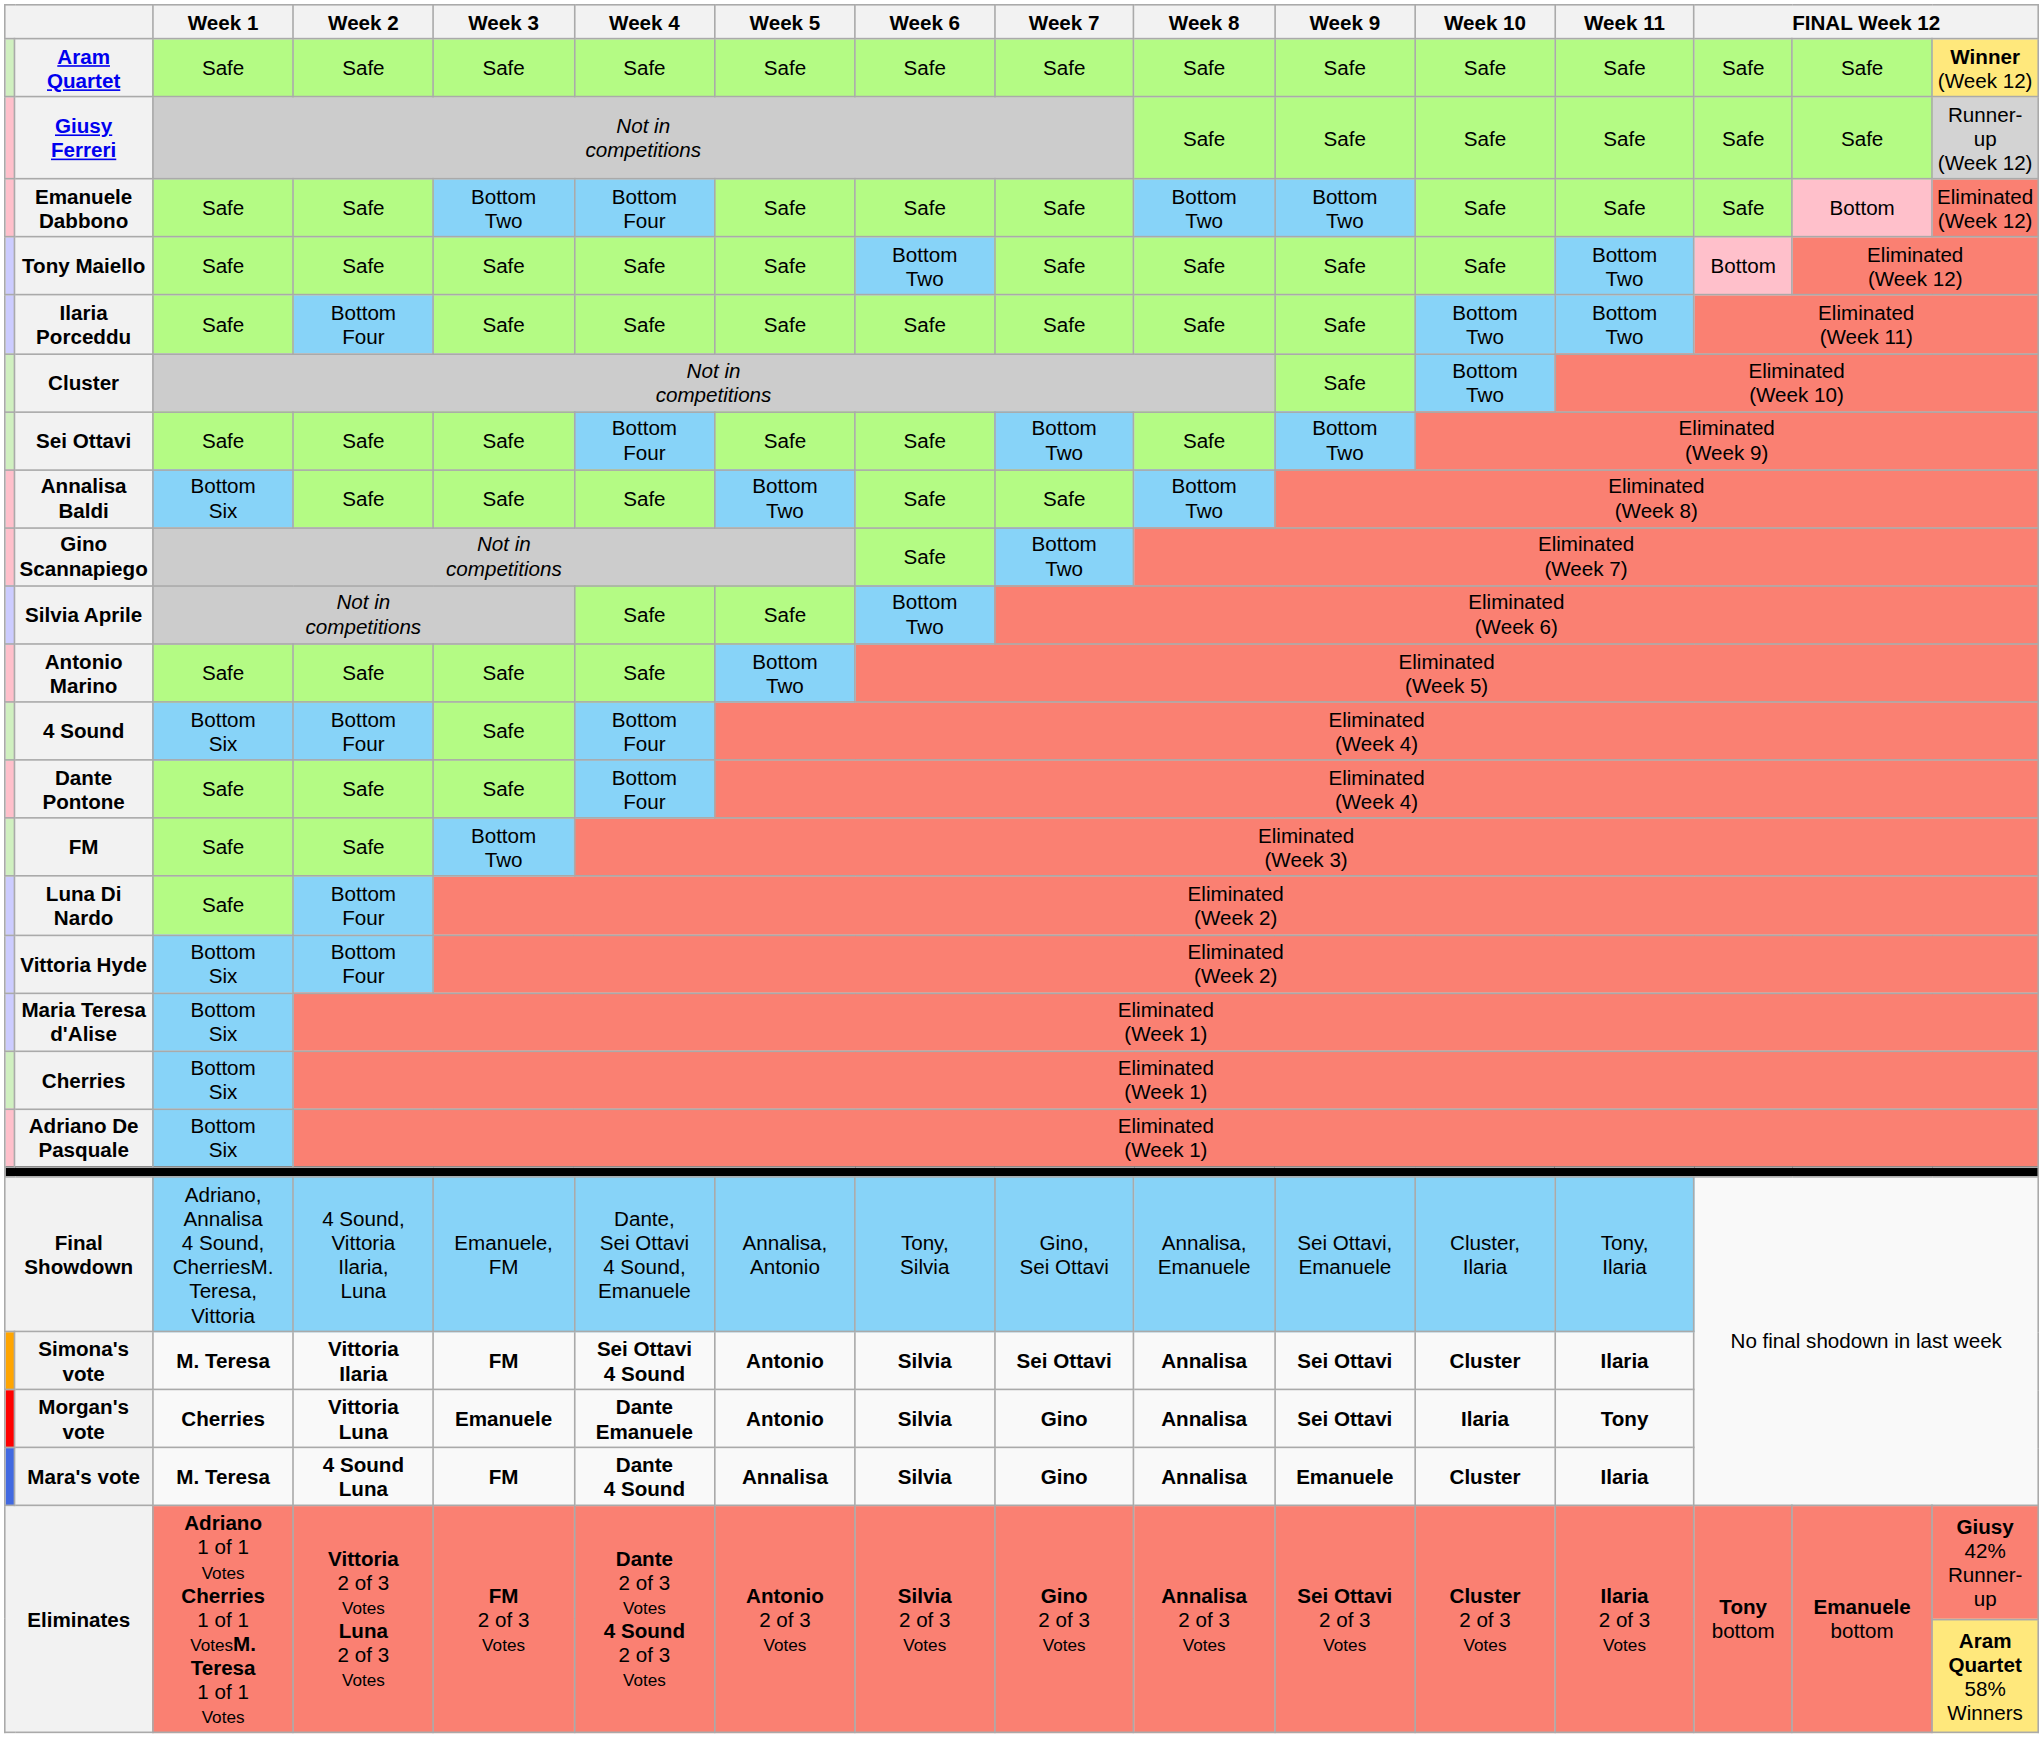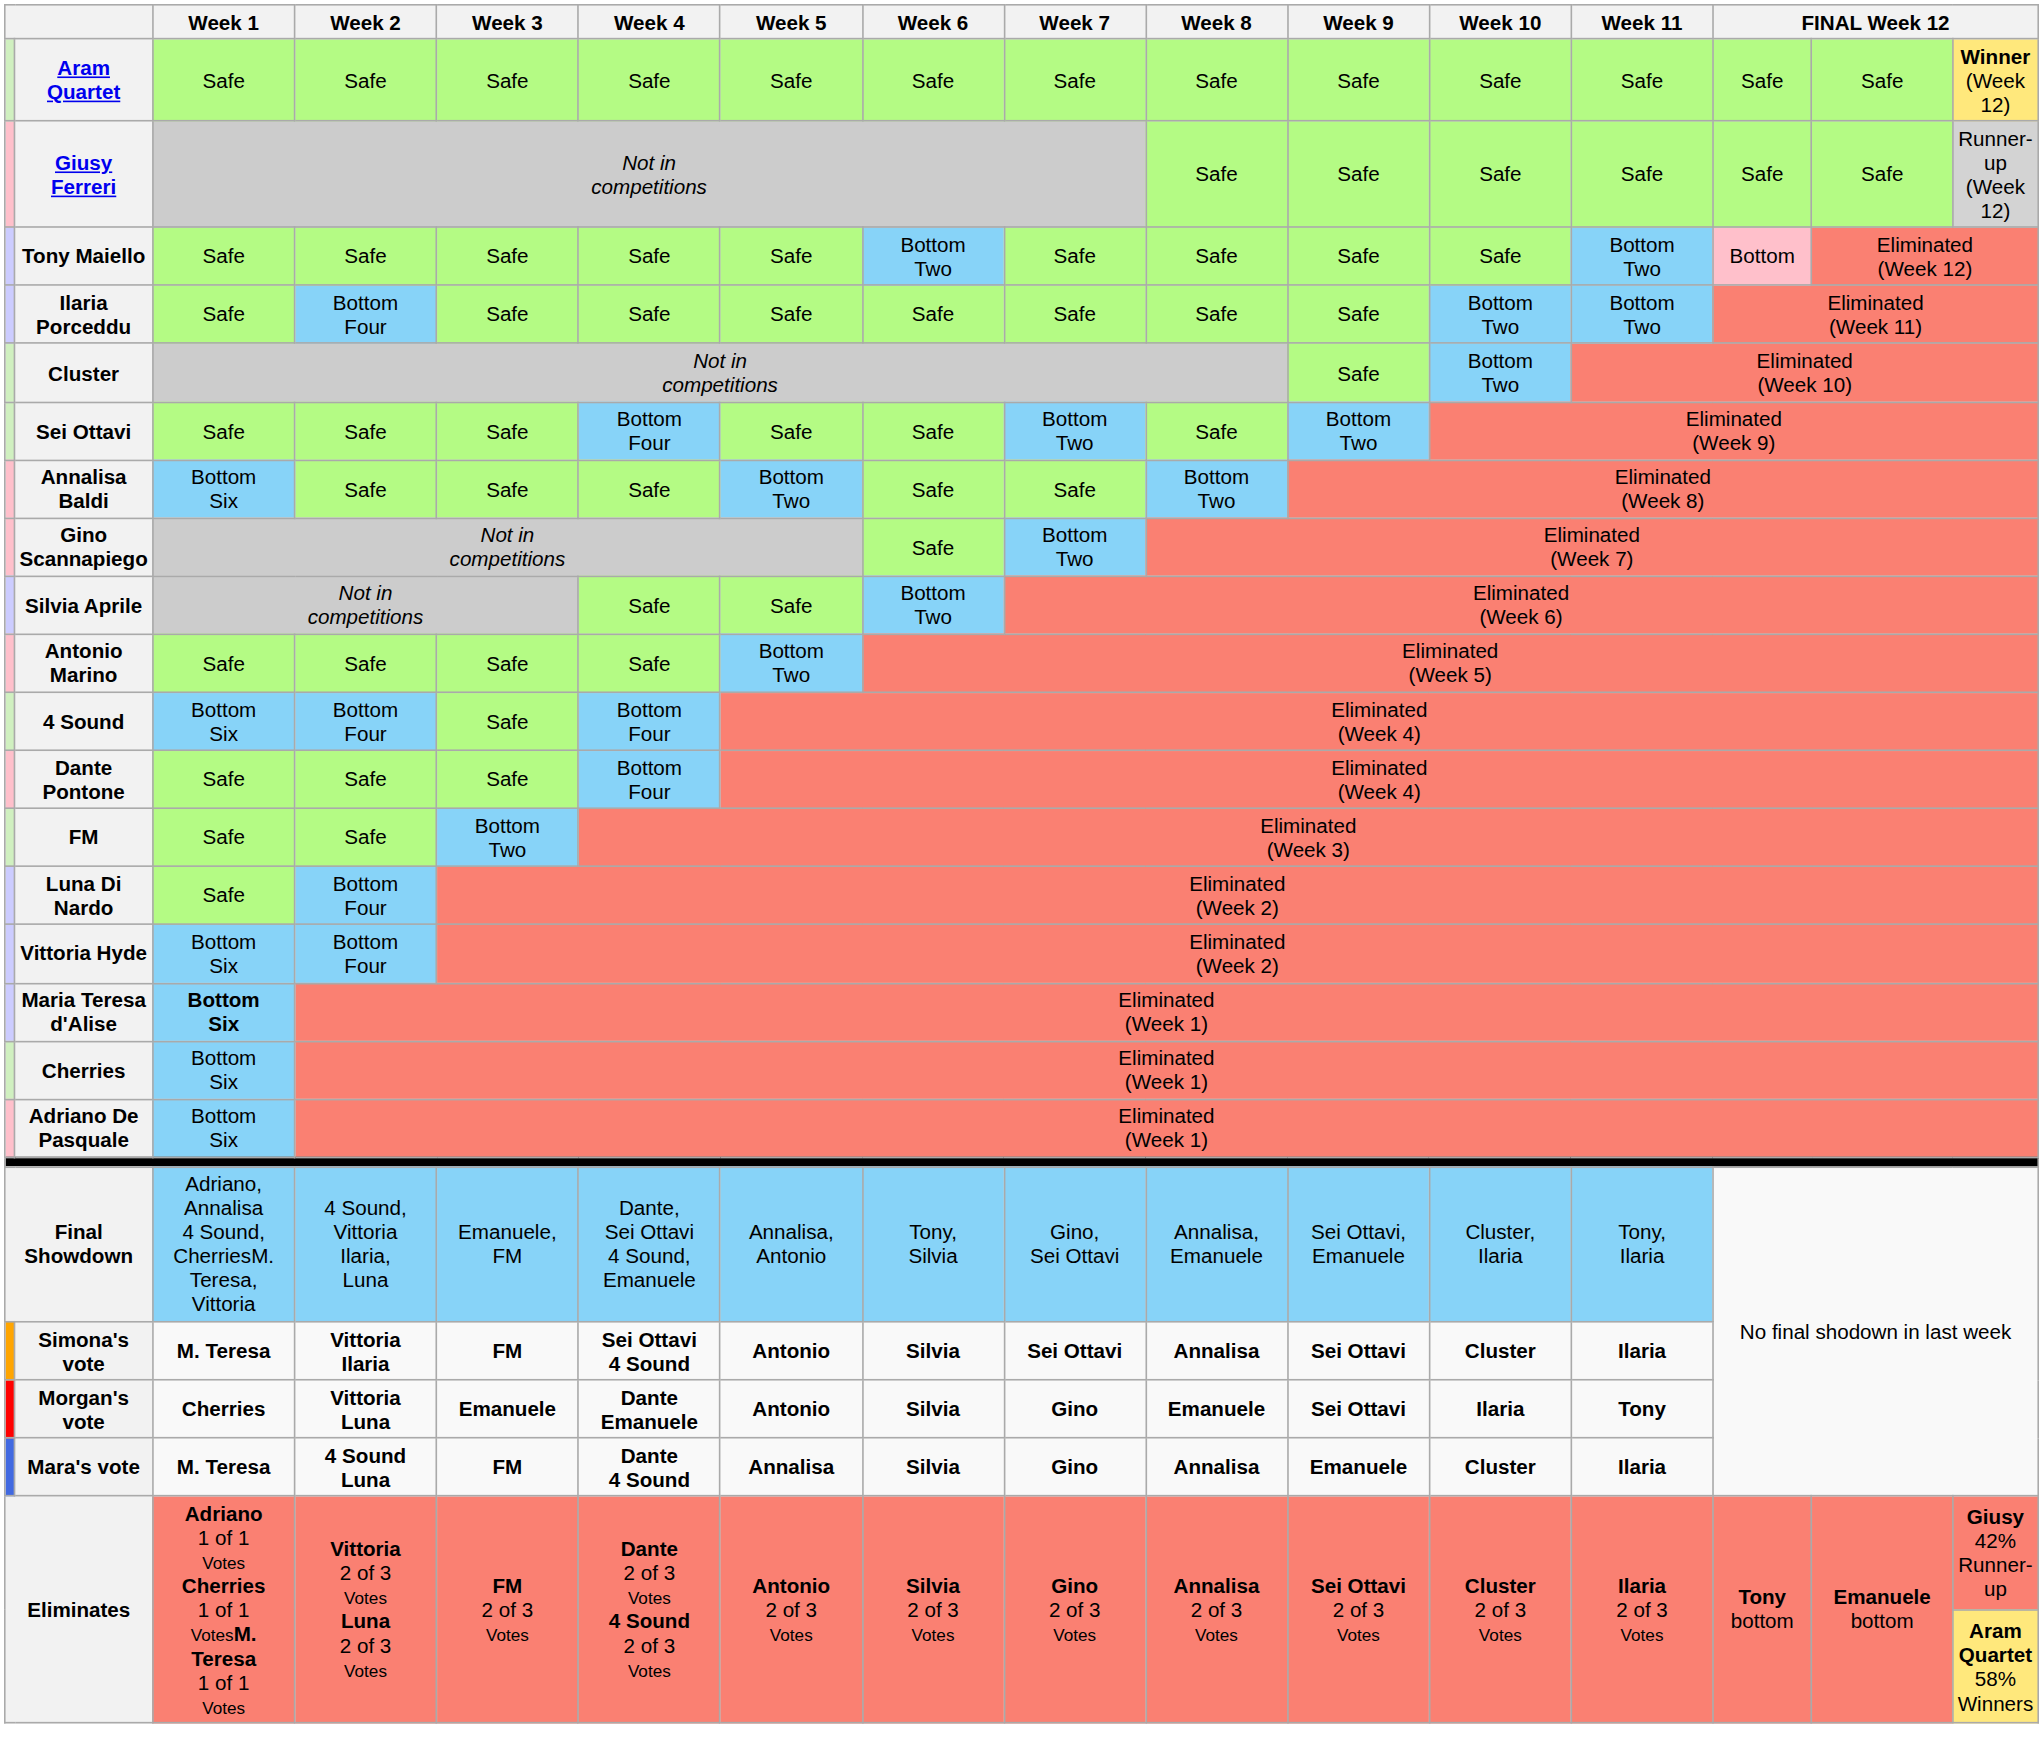- row: (84, 208)
(223, 1022) normal -> (224, 1012) bold
(1204, 1419) Annalisa -> (1217, 1409) Emanuele
